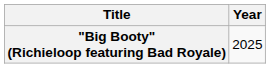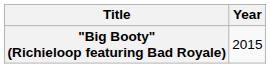(247, 44) 2025 -> (247, 44) 2015
